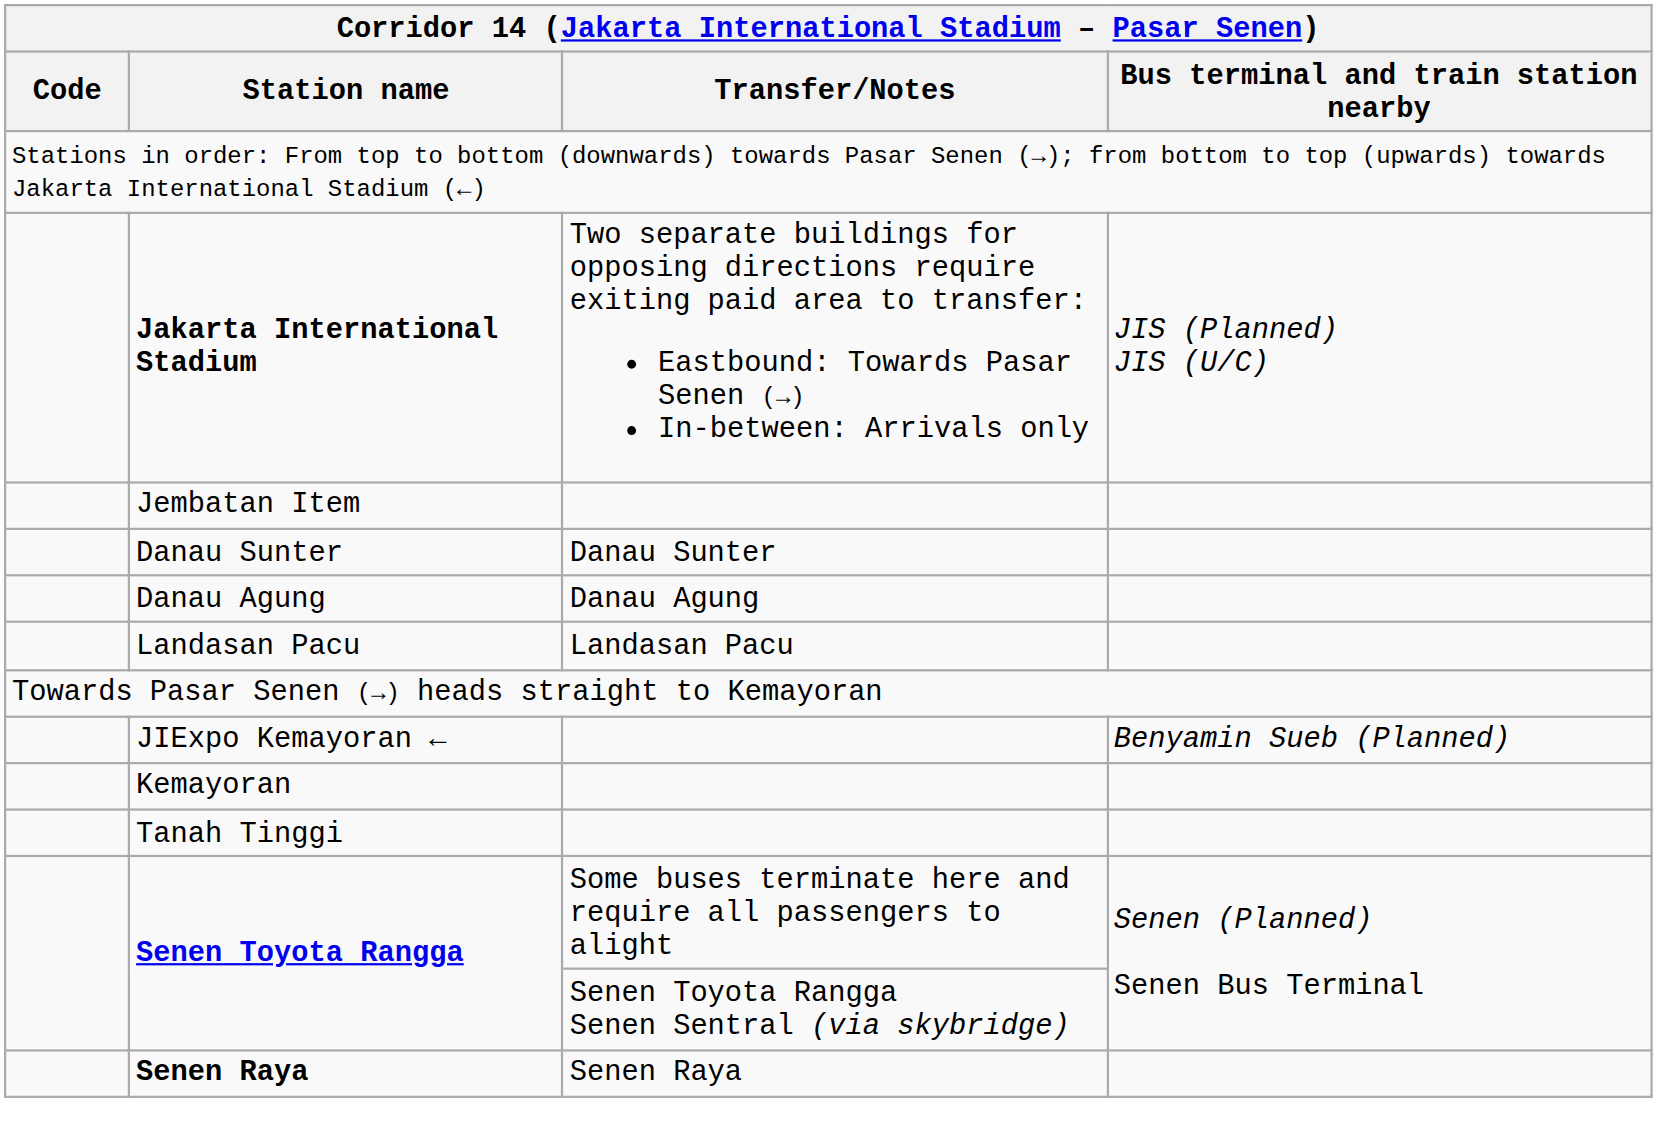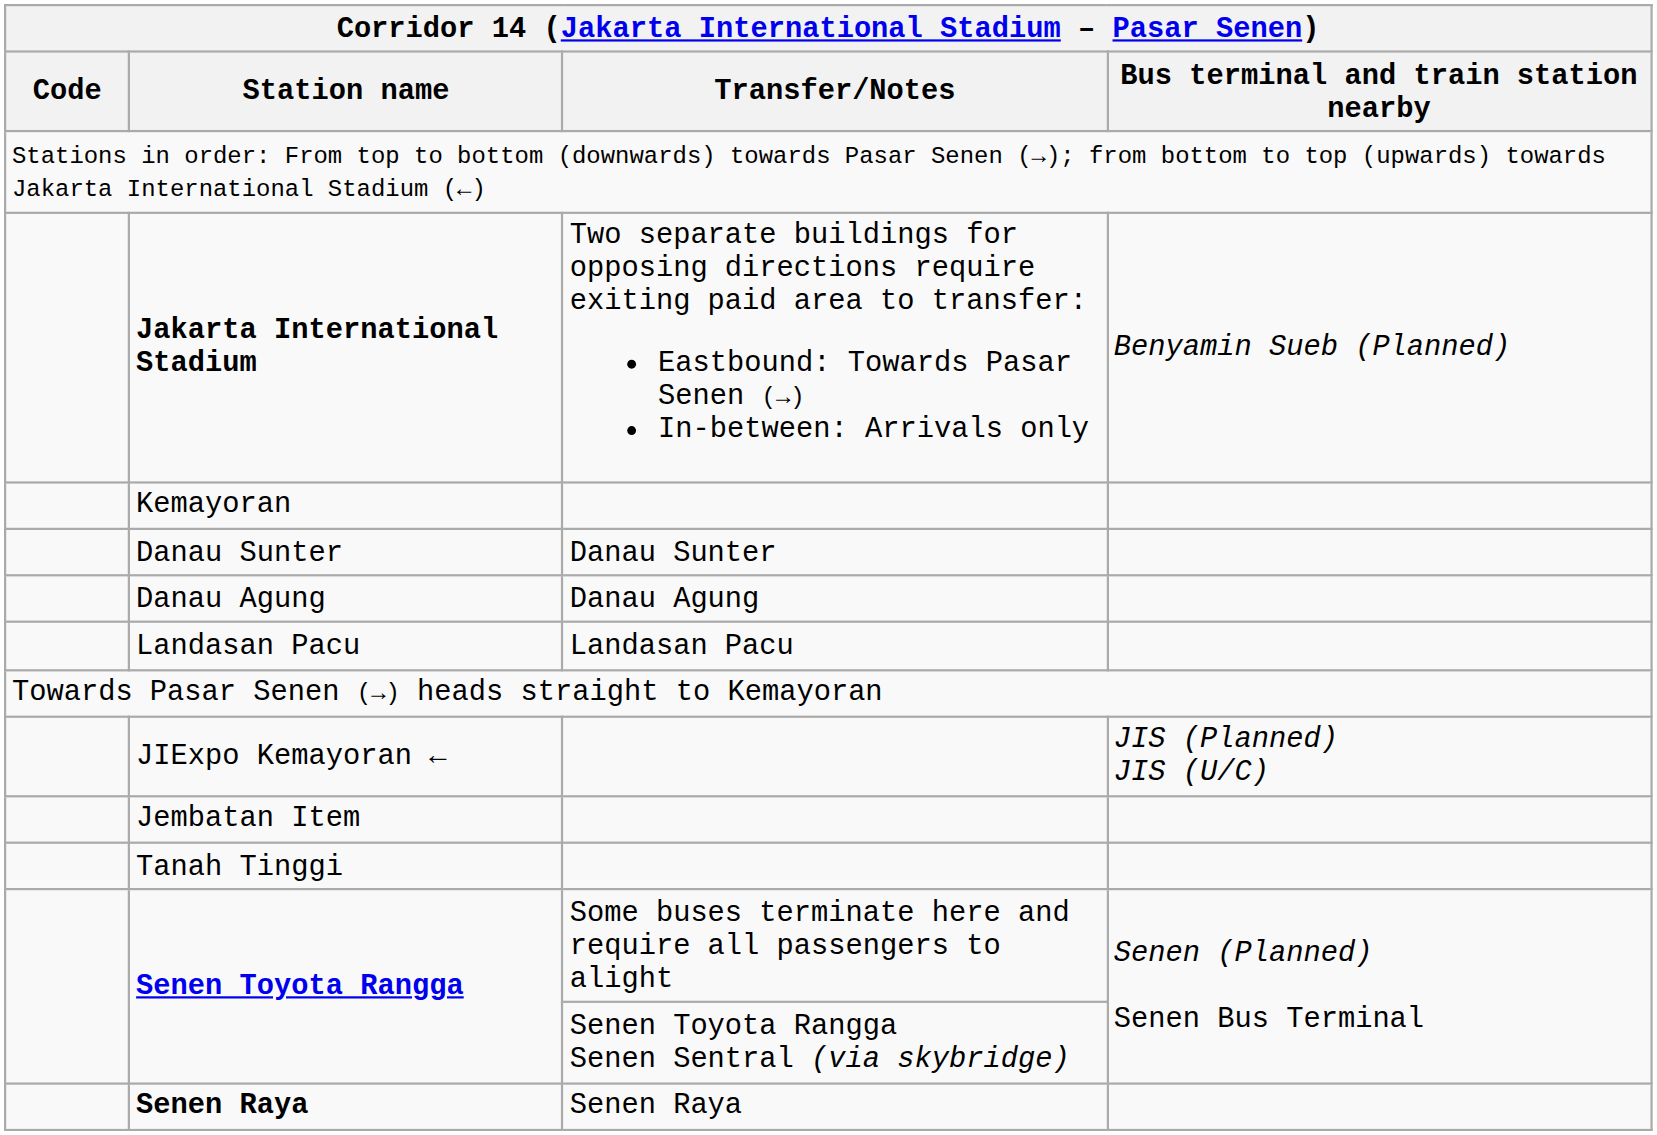(1226, 347) JIS (Planned) JIS (U/C) -> (1312, 347) Benyamin Sueb (Planned)
rows swapped: (248, 505) <-> (214, 786)
(1312, 739) Benyamin Sueb (Planned) -> (1226, 756) JIS (Planned) JIS (U/C)
